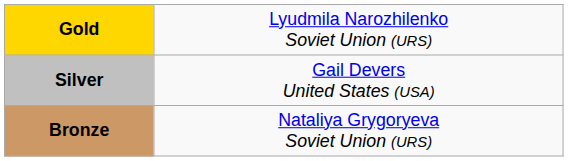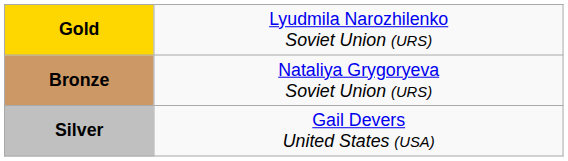rows swapped: (79, 79) <-> (79, 130)
